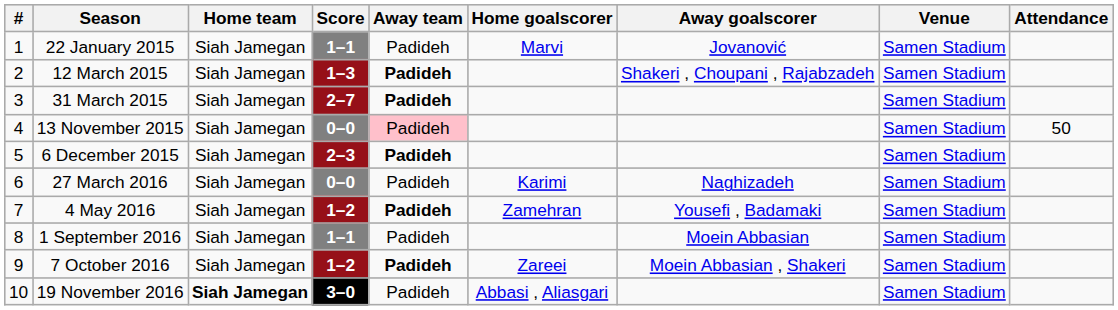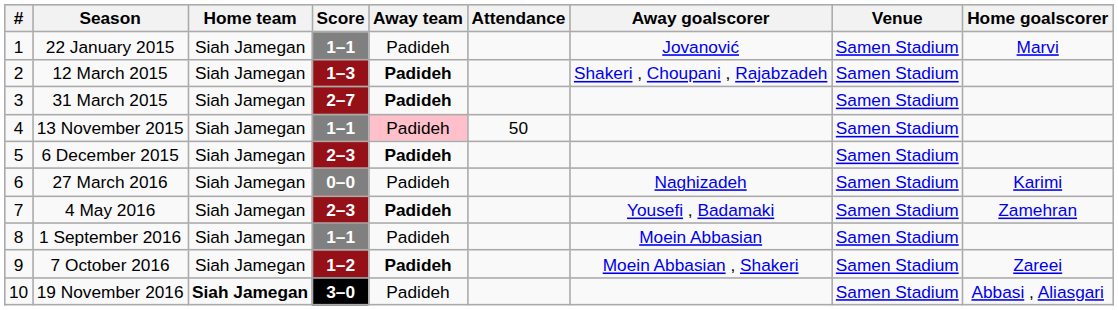columns swapped: (542, 18) <-> (1061, 18)
(341, 128) 0–0 -> (341, 128) 1–1
(341, 209) 1–2 -> (341, 209) 2–3
